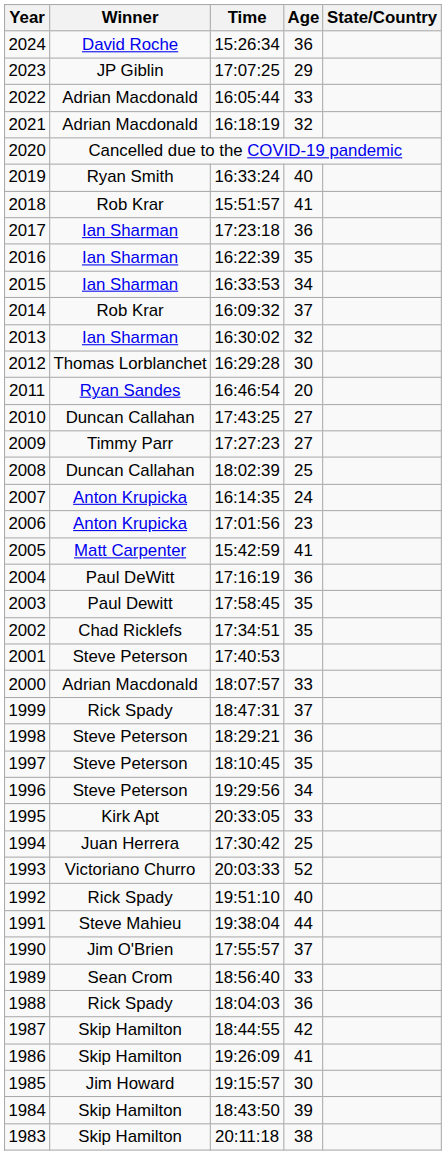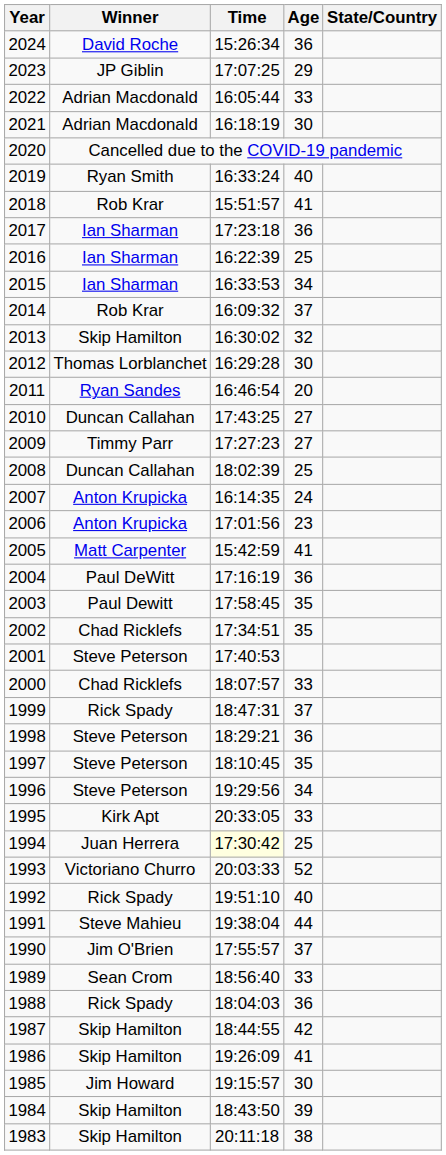(303, 124) 32 -> (303, 124) 30
(303, 257) 35 -> (303, 257) 25
(130, 337) Ian Sharman -> (130, 337) Skip Hamilton
(130, 683) Adrian Macdonald -> (130, 683) Chad Ricklefs
(247, 843) no background -> (247, 843) lightyellow background
